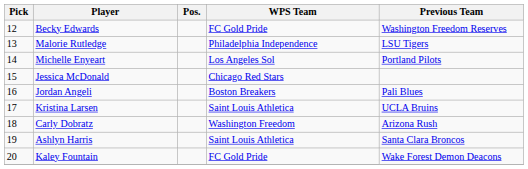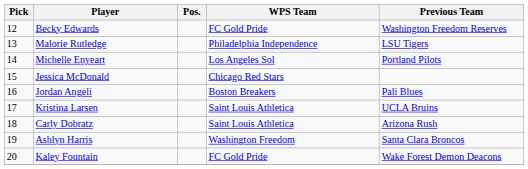(252, 124) Washington Freedom -> (251, 124) Saint Louis Athletica
(251, 140) Saint Louis Athletica -> (252, 140) Washington Freedom
